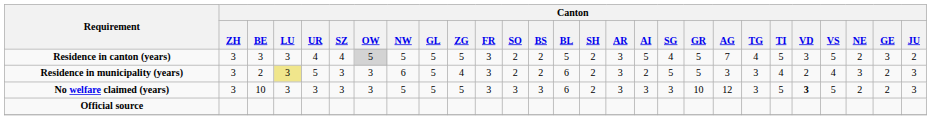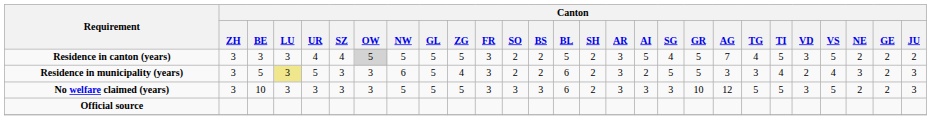(887, 57) 3 -> (887, 57) 2
(261, 73) 2 -> (261, 73) 5
(756, 90) 3 -> (756, 90) 5
(806, 90) bold -> (806, 90) normal
